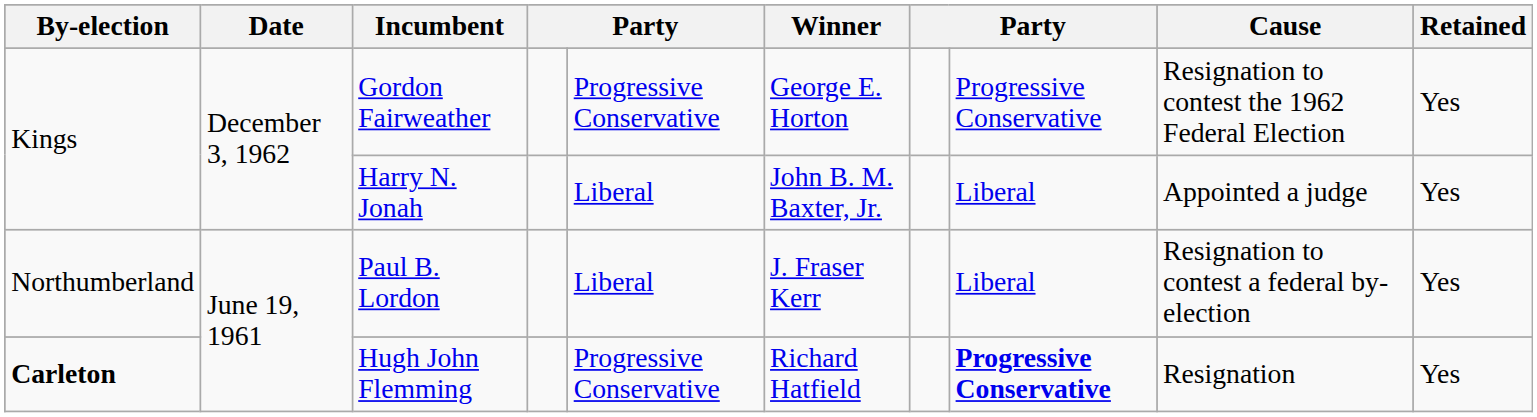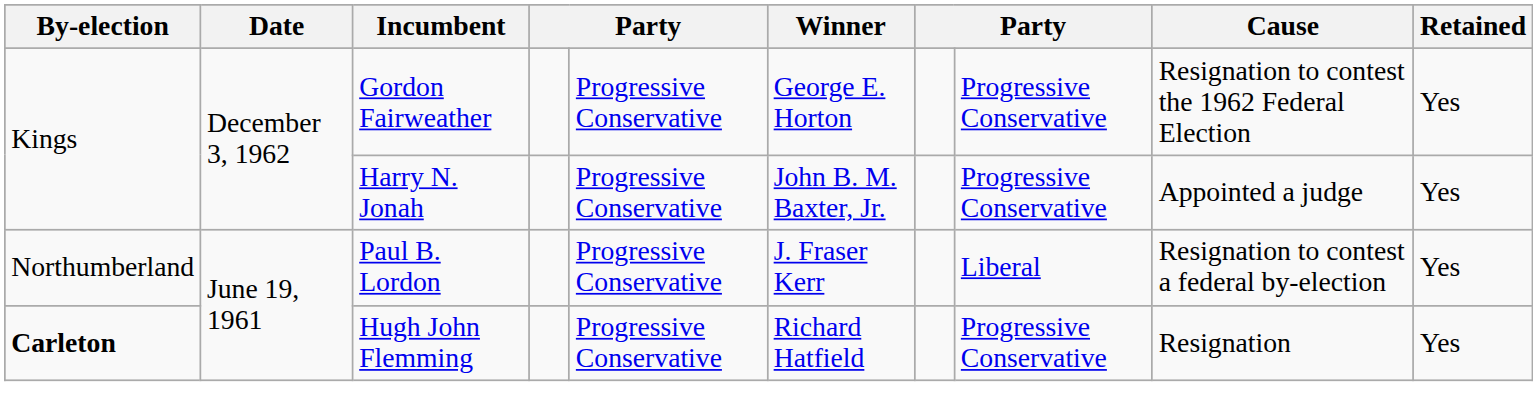(614, 192) Liberal -> (649, 192) Progressive Conservative
(996, 192) Liberal -> (1034, 192) Progressive Conservative
(614, 282) Liberal -> (649, 267) Progressive Conservative
(1033, 373) bold -> (1034, 342) normal
